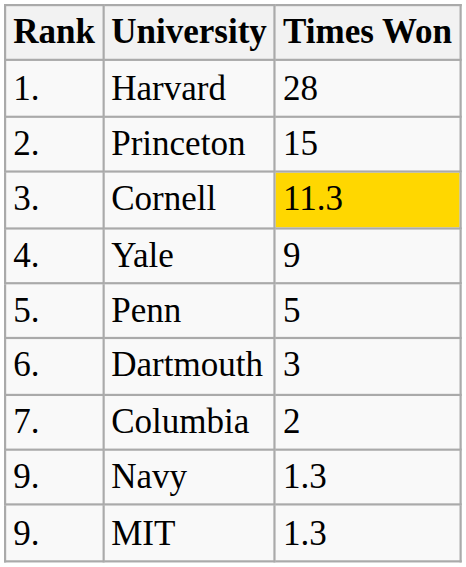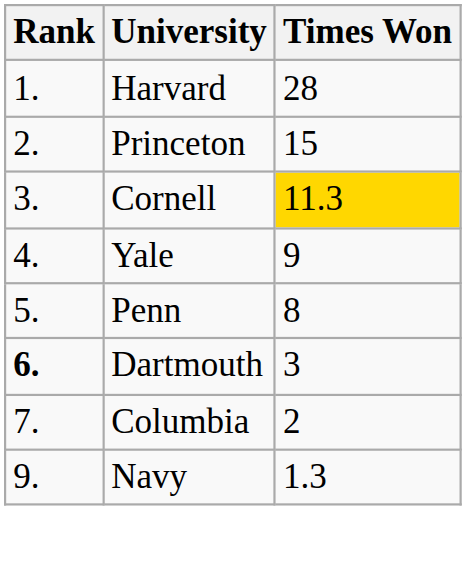(292, 310) 5 -> (292, 310) 8
(26, 365) normal -> (26, 365) bold
- row: (143, 532)
